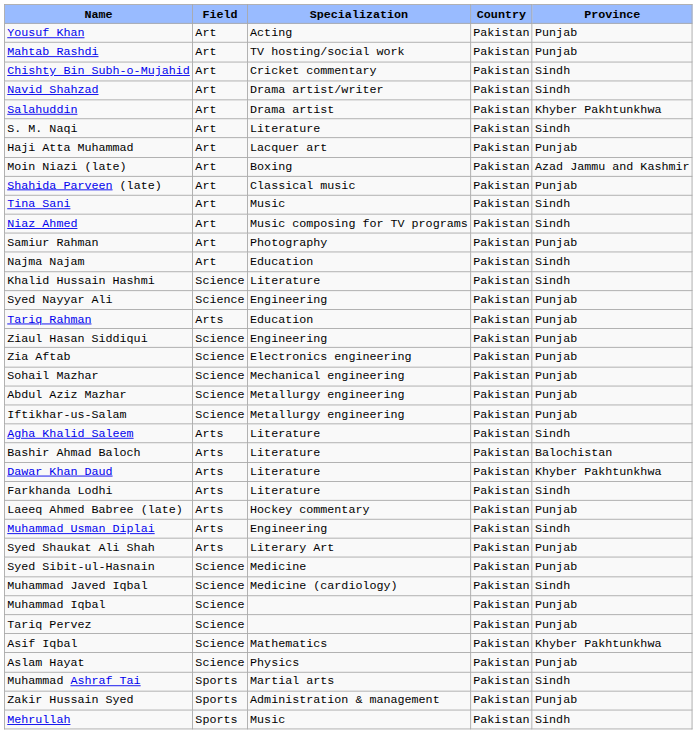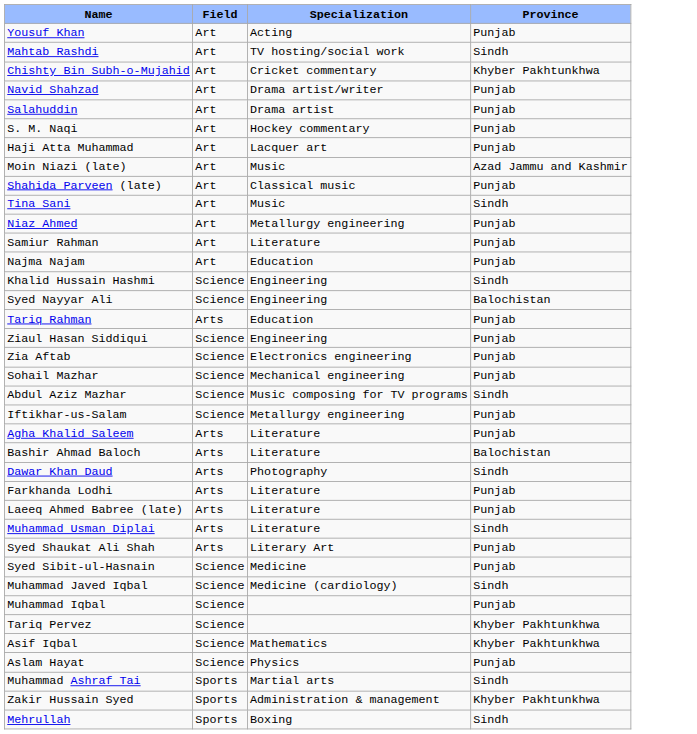- column: (501, 14)
(556, 52) Punjab -> (491, 52) Sindh
(553, 71) Sindh -> (537, 71) Khyber Pakhtunkhwa
(553, 90) Sindh -> (494, 90) Punjab
(598, 109) Khyber Pakhtunkhwa -> (494, 109) Punjab
(285, 128) Literature -> (310, 128) Hockey commentary
(553, 128) Sindh -> (494, 128) Punjab
(271, 167) Boxing -> (268, 167) Music
(359, 224) Music composing for TV programs -> (327, 224) Metallurgy engineering
(553, 224) Sindh -> (494, 224) Punjab
(289, 243) Photography -> (285, 243) Literature
(553, 262) Sindh -> (494, 262) Punjab
(285, 281) Literature -> (289, 281) Engineering
(556, 300) Punjab -> (512, 300) Balochistan
(327, 395) Metallurgy engineering -> (359, 395) Music composing for TV programs
(556, 395) Punjab -> (491, 395) Sindh
(553, 433) Sindh -> (494, 433) Punjab
(285, 472) Literature -> (289, 472) Photography
(598, 472) Khyber Pakhtunkhwa -> (491, 472) Sindh
(553, 491) Sindh -> (494, 491) Punjab
(310, 510) Hockey commentary -> (285, 510) Literature
(289, 529) Engineering -> (285, 529) Literature
(556, 624) Punjab -> (537, 624) Khyber Pakhtunkhwa
(556, 700) Punjab -> (537, 700) Khyber Pakhtunkhwa
(268, 720) Music -> (271, 720) Boxing
